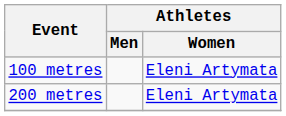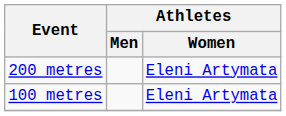rows swapped: (55, 70) <-> (55, 97)
